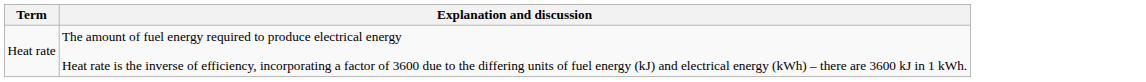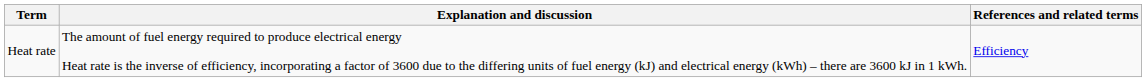+ column: (1056, 15)
